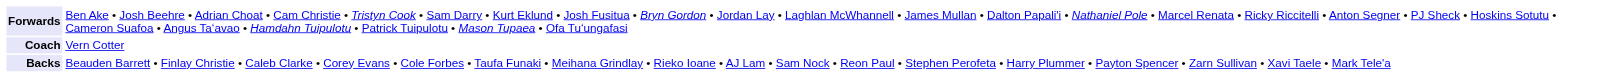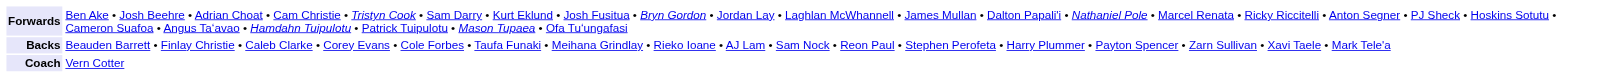rows swapped: (43, 63) <-> (43, 45)
